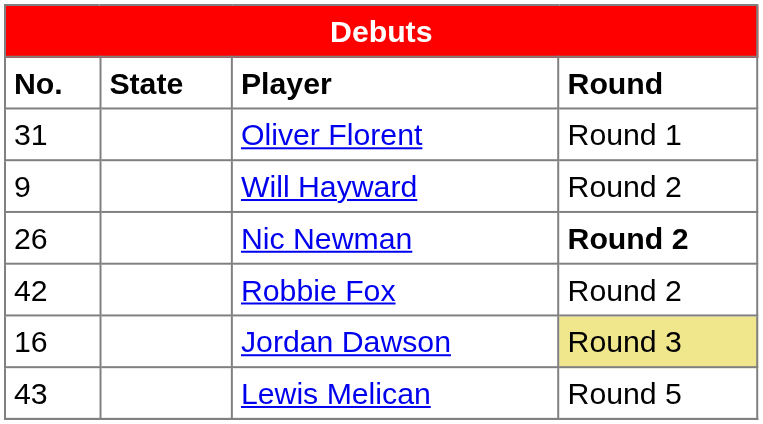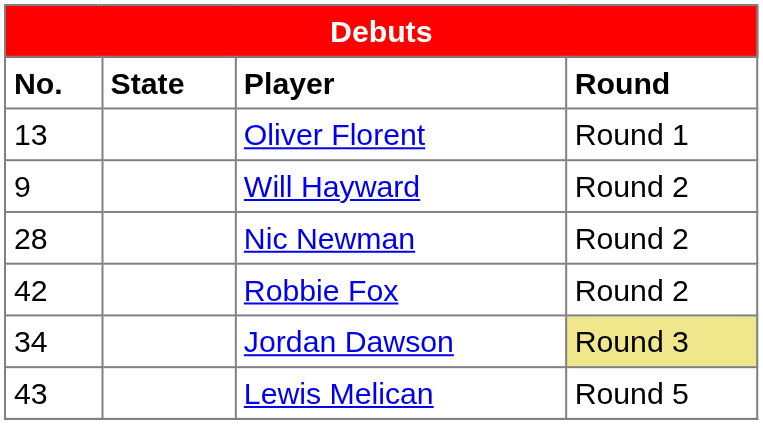(31, 134) 31 -> (31, 134) 13
(31, 238) 26 -> (31, 238) 28
(628, 238) bold -> (632, 238) normal
(31, 341) 16 -> (31, 341) 34
